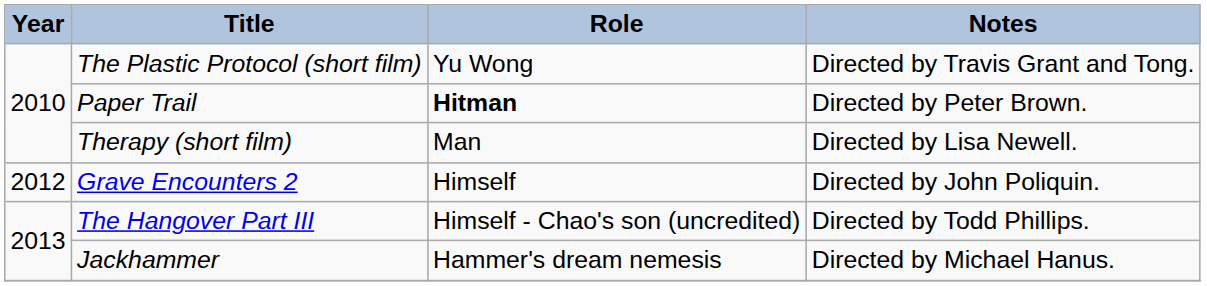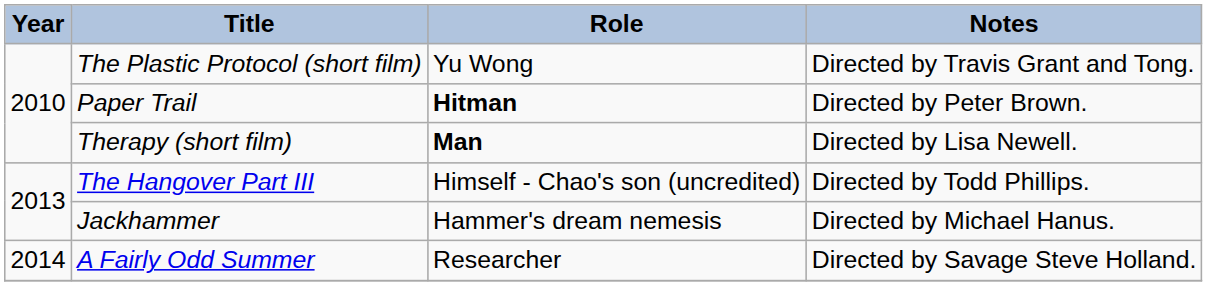(457, 142) normal -> (458, 142) bold
- row: (187, 181)
+ row: (196, 260)
